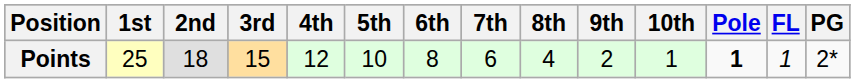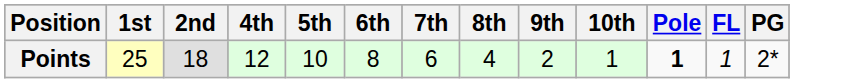- column: (257, 23)
